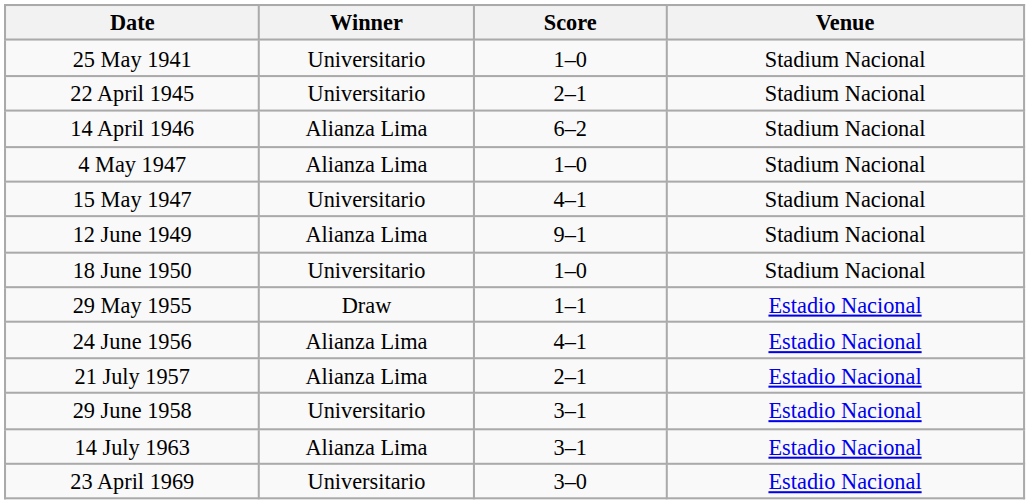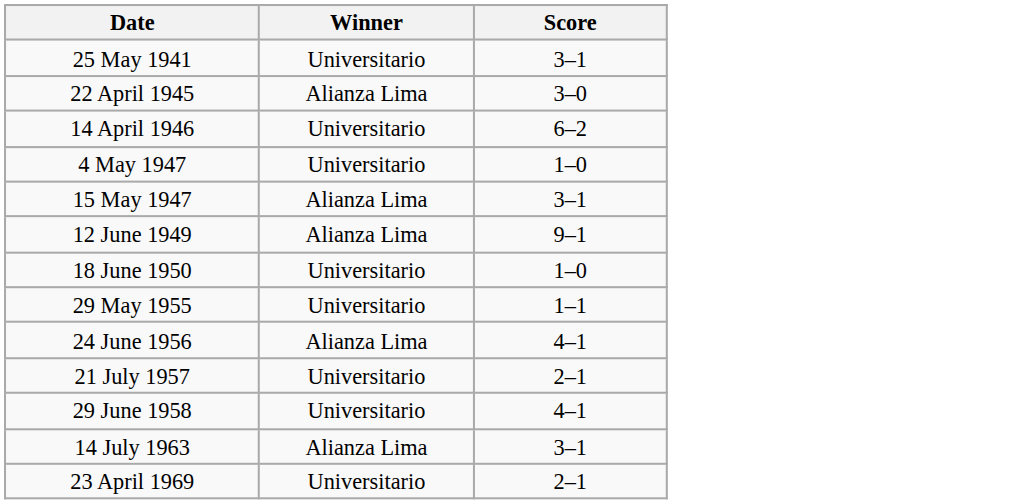- column: (845, 23)
(570, 58) 1–0 -> (570, 58) 3–1
(366, 93) Universitario -> (366, 93) Alianza Lima
(570, 93) 2–1 -> (570, 93) 3–0
(366, 128) Alianza Lima -> (366, 128) Universitario
(366, 164) Alianza Lima -> (366, 164) Universitario
(366, 199) Universitario -> (366, 199) Alianza Lima
(570, 199) 4–1 -> (570, 199) 3–1
(366, 305) Draw -> (366, 305) Universitario
(366, 375) Alianza Lima -> (366, 375) Universitario
(570, 411) 3–1 -> (570, 411) 4–1
(570, 481) 3–0 -> (570, 481) 2–1
